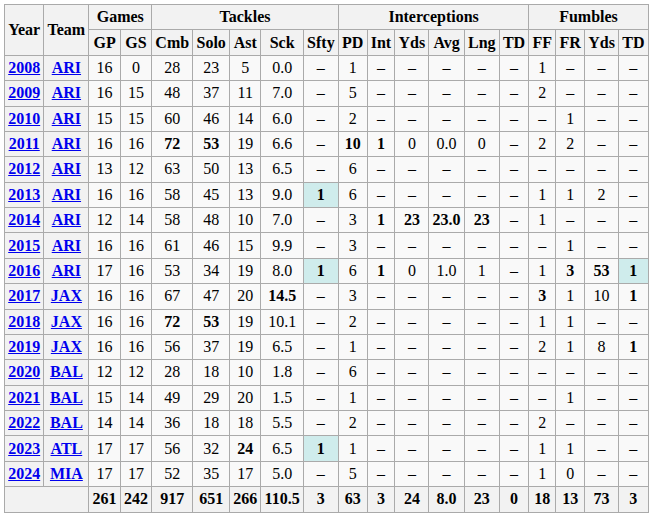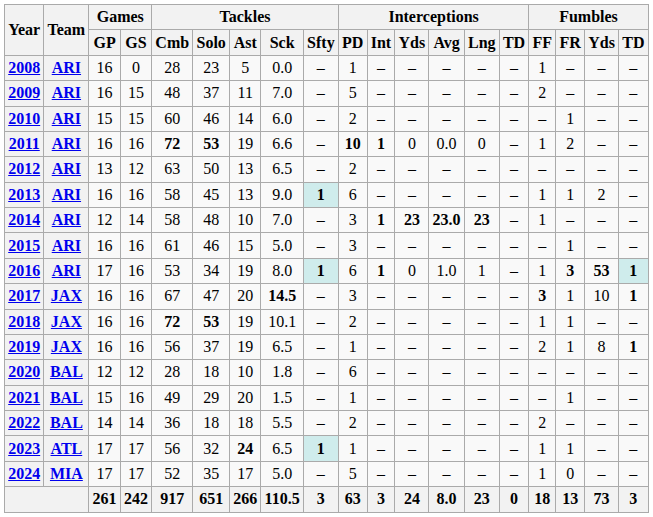(542, 144) 2 -> (542, 144) 1
(353, 169) 6 -> (353, 169) 2
(282, 245) 9.9 -> (282, 245) 5.0
(136, 397) 14 -> (136, 397) 16
